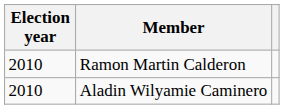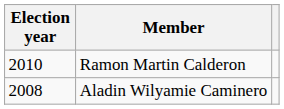(25, 90) 2010 -> (25, 90) 2008
